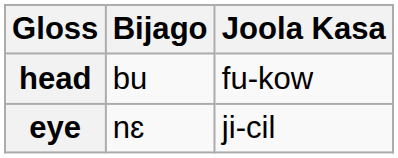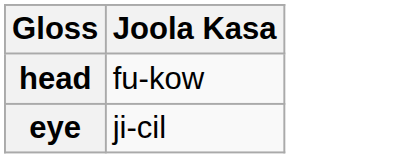- column: (160, 29)
